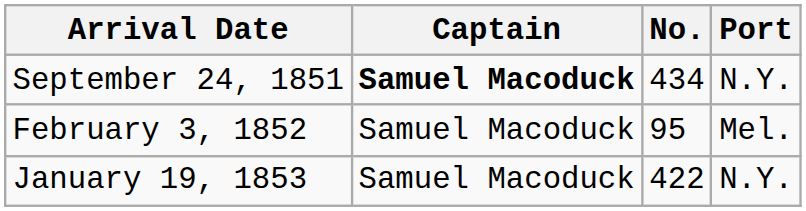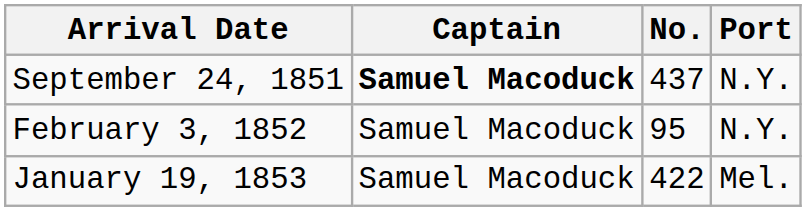(677, 80) 434 -> (677, 80) 437
(756, 130) Mel. -> (756, 130) N.Y.
(756, 180) N.Y. -> (756, 180) Mel.
